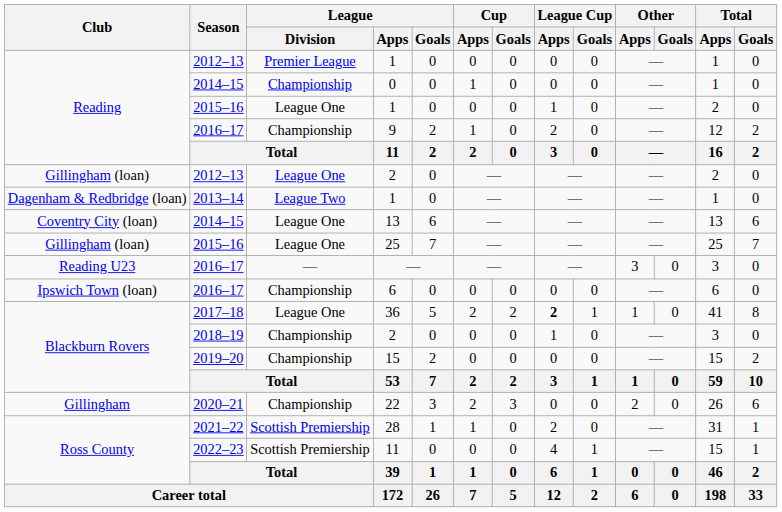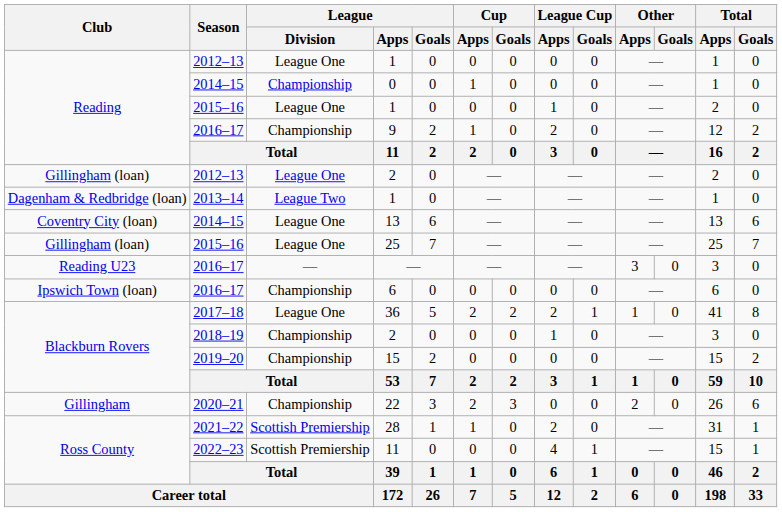(310, 61) Premier League -> (310, 61) League One
(554, 312) bold -> (554, 312) normal
